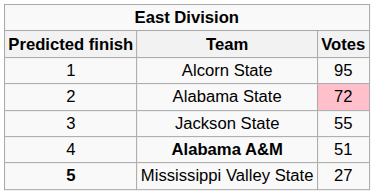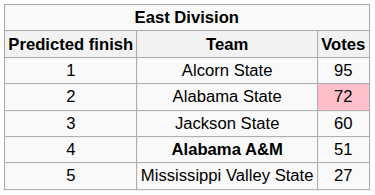(343, 123) 55 -> (343, 123) 60
(71, 176) bold -> (71, 176) normal
